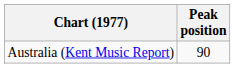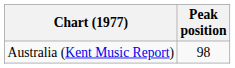(203, 52) 90 -> (203, 52) 98
